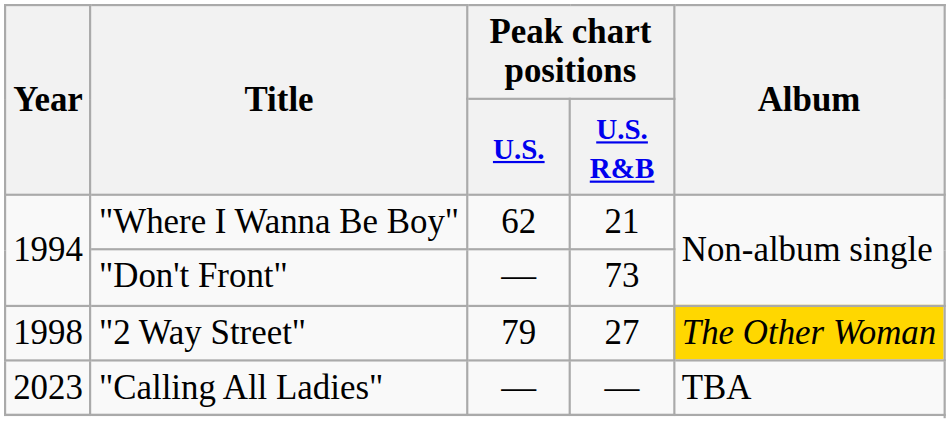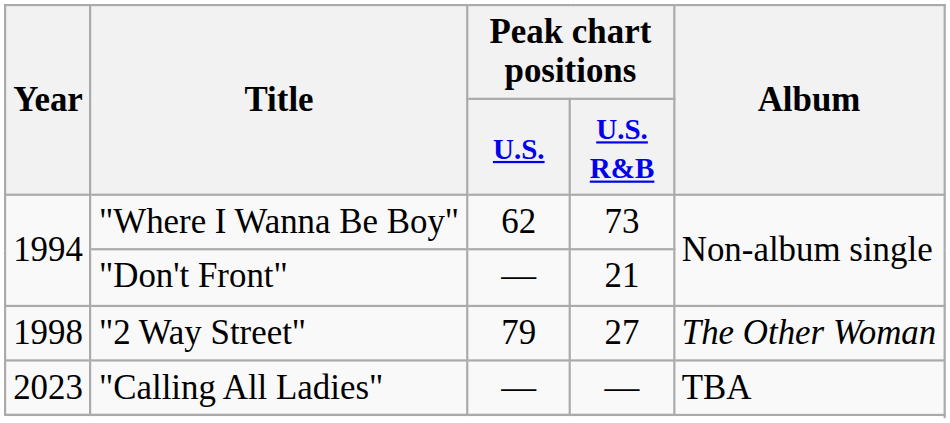(622, 221) 21 -> (622, 221) 73
(622, 276) 73 -> (622, 276) 21
(809, 331) gold background -> (809, 331) no background
